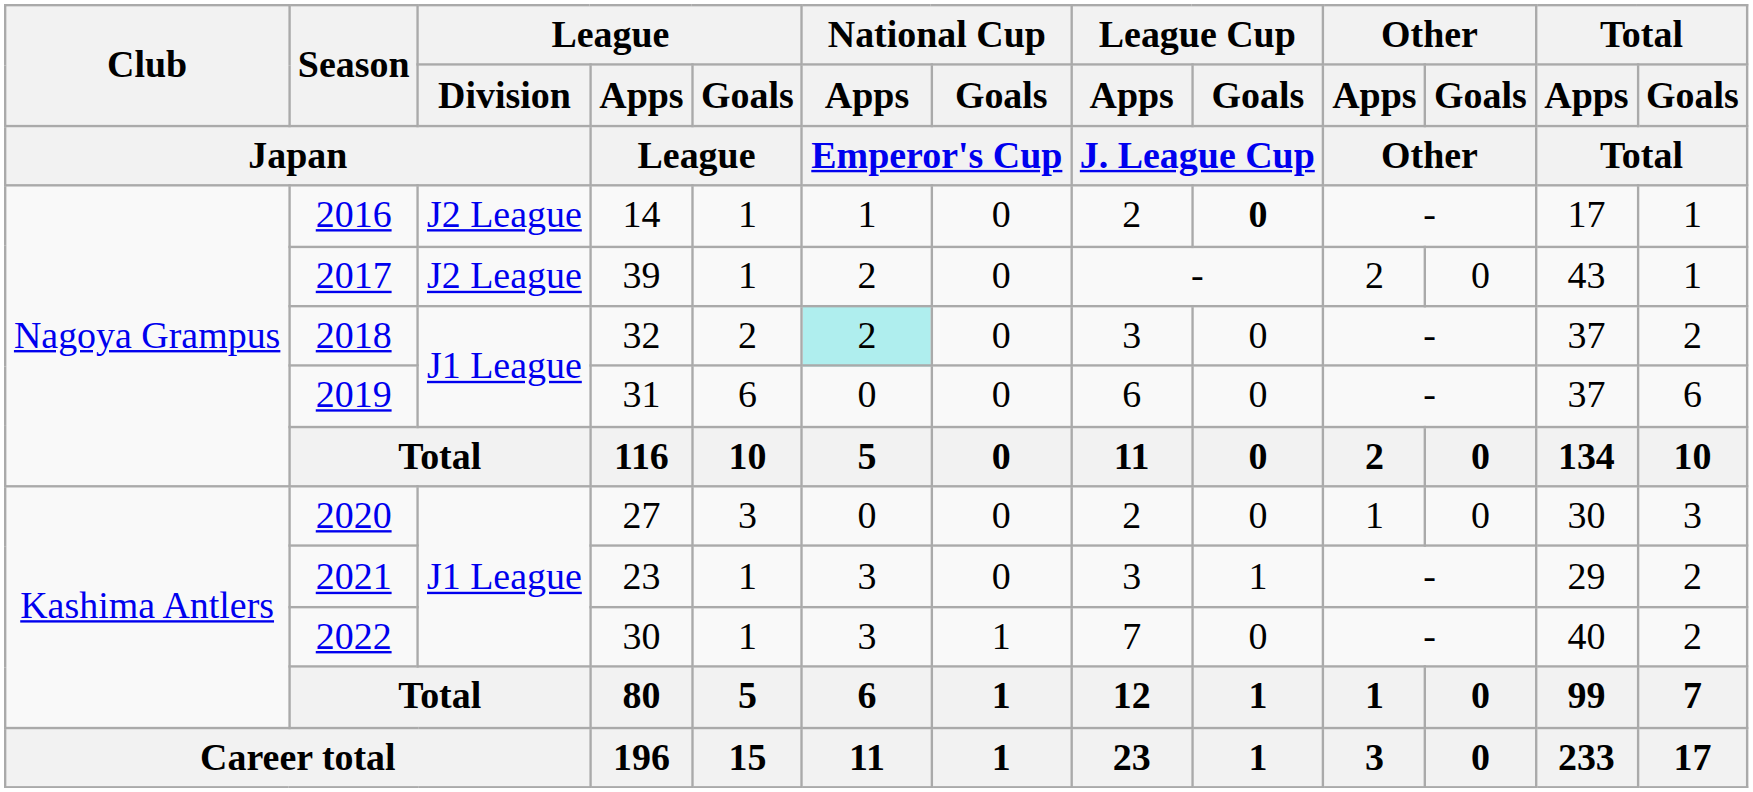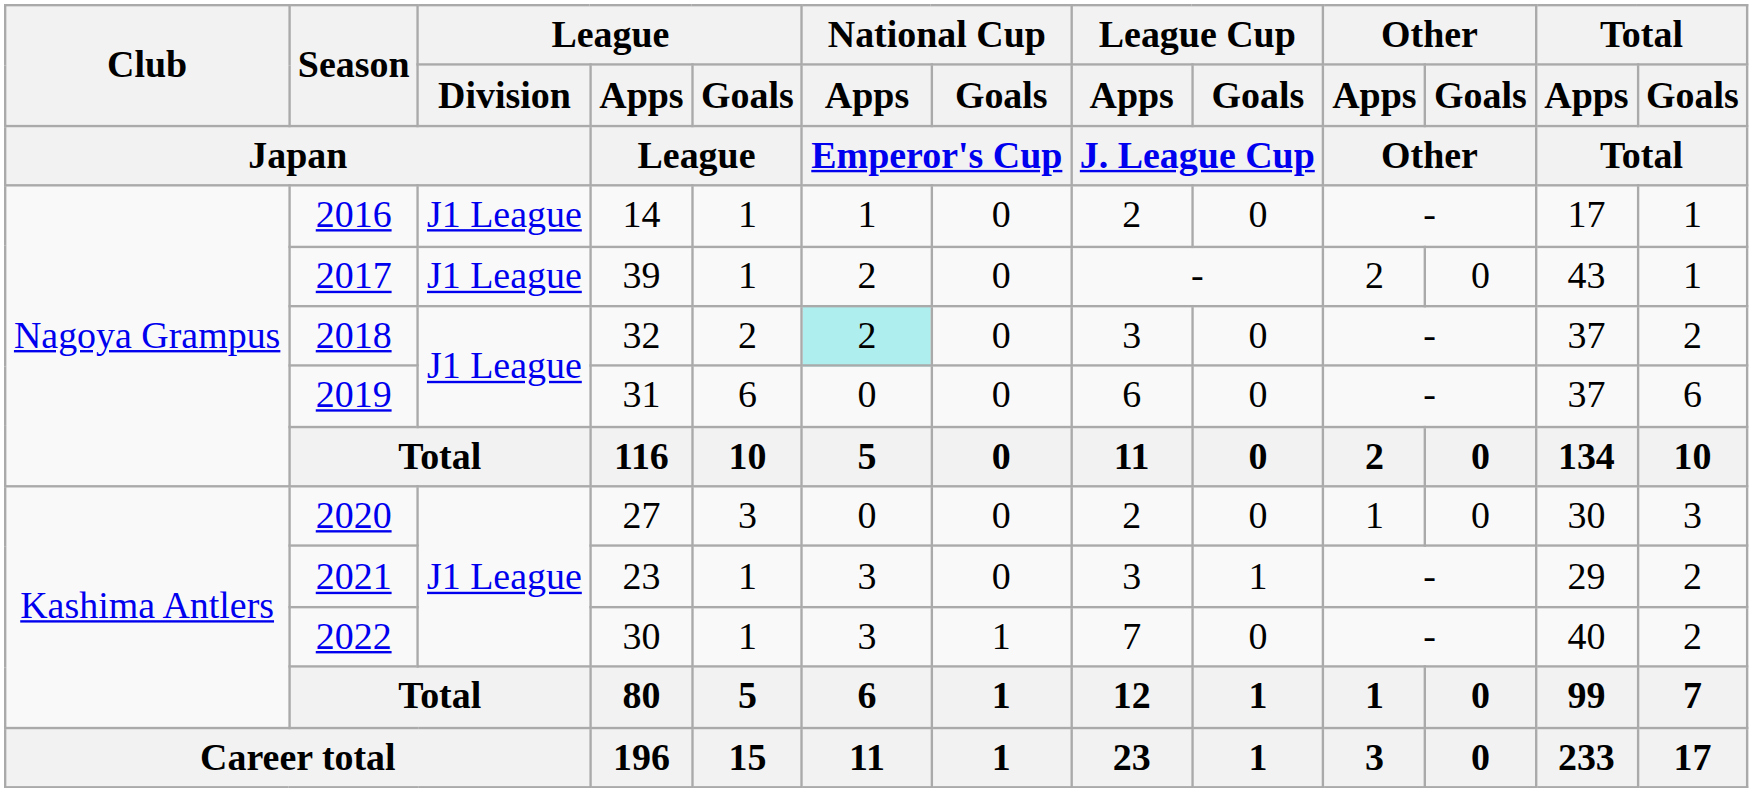(504, 214) J2 League -> (504, 214) J1 League
(1258, 214) bold -> (1258, 214) normal
(504, 275) J2 League -> (504, 275) J1 League
